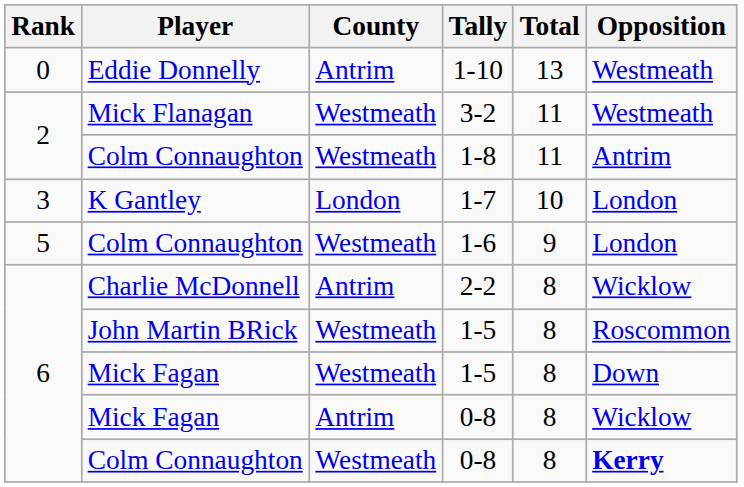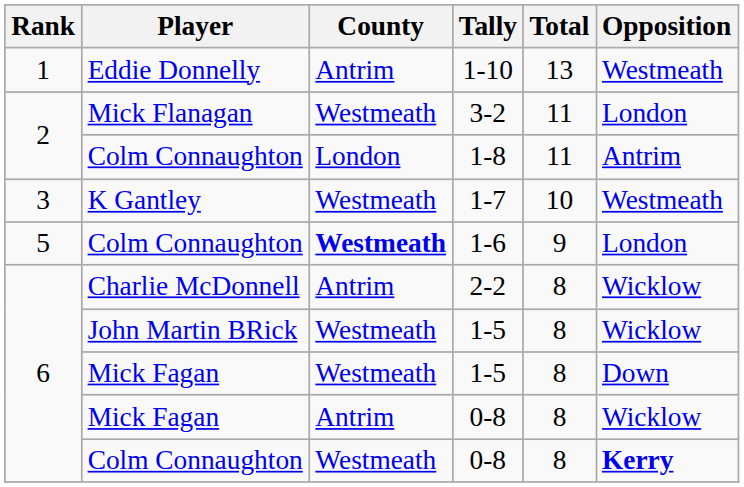(43, 69) 0 -> (43, 69) 1
(653, 112) Westmeath -> (645, 112) London
(376, 156) Westmeath -> (358, 156) London
(358, 199) London -> (376, 199) Westmeath
(635, 199) London -> (662, 199) Westmeath
(376, 243) normal -> (381, 243) bold
(661, 329) Roscommon -> (652, 329) Wicklow
